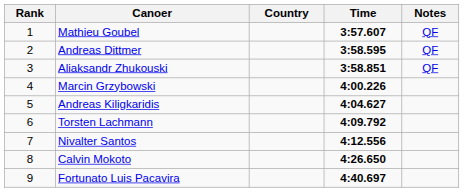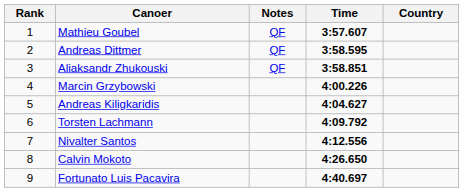columns swapped: (287, 13) <-> (430, 13)
